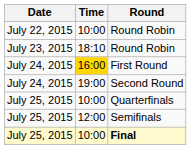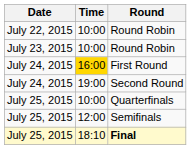(91, 48) 18:10 -> (91, 48) 10:00
(91, 135) 10:00 -> (91, 135) 18:10
